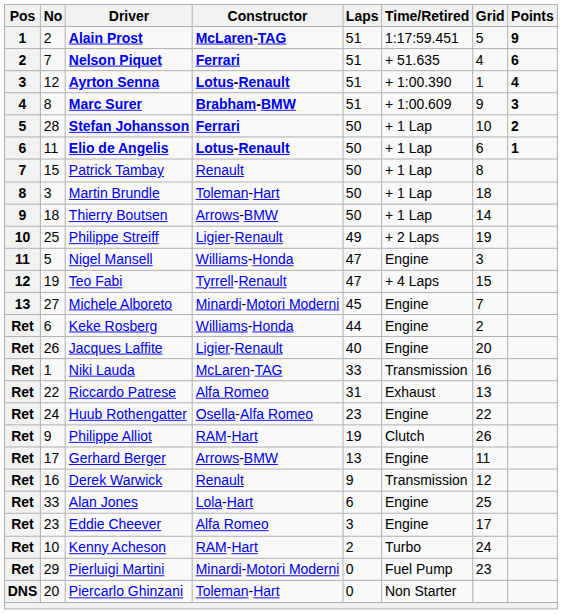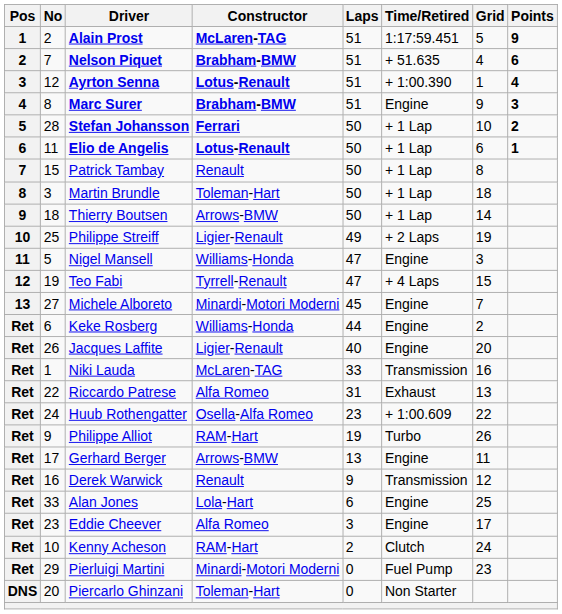(218, 60) Ferrari -> (246, 60) Brabham-BMW
(418, 104) + 1:00.609 -> (407, 104) Engine
(407, 414) Engine -> (418, 414) + 1:00.609
(405, 436) Clutch -> (403, 436) Turbo
(403, 547) Turbo -> (405, 547) Clutch
